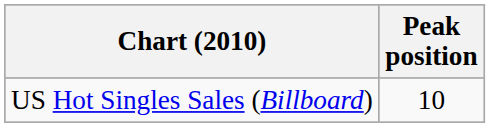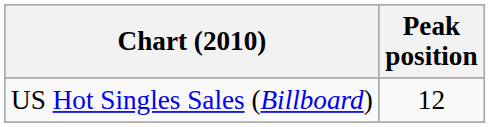(431, 99) 10 -> (431, 99) 12
